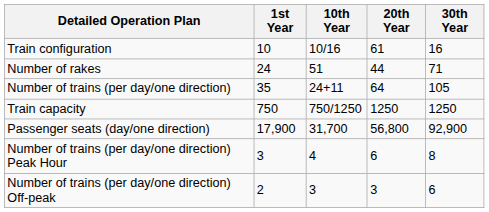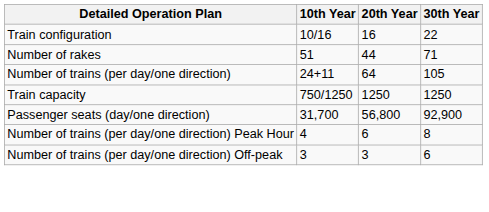- column: (280, 21)
(377, 48) 61 -> (369, 34) 16
(436, 48) 16 -> (430, 34) 22
